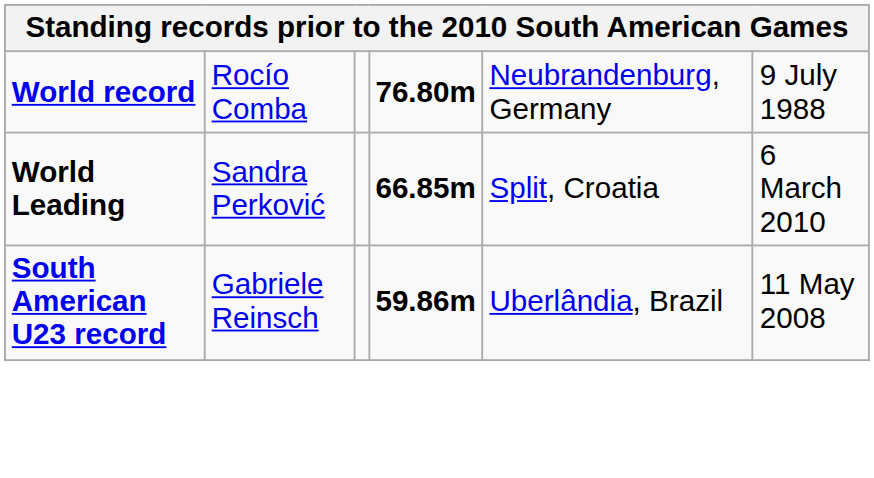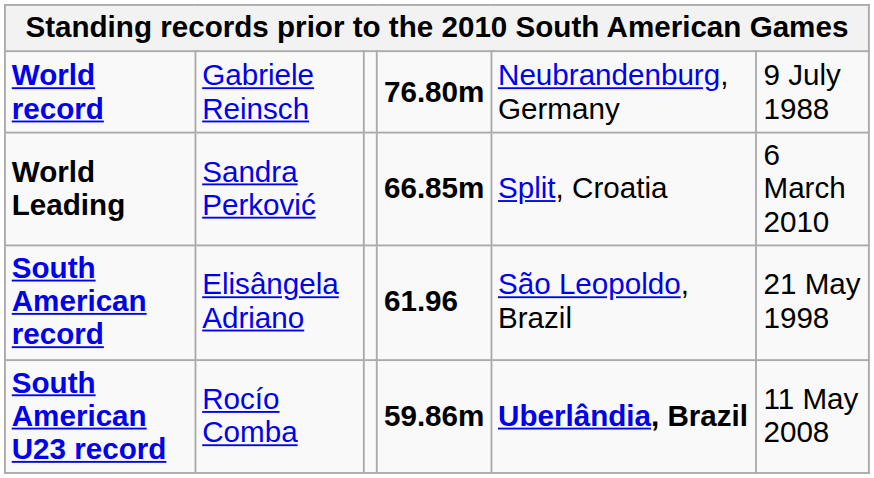(259, 91) Rocío Comba -> (258, 91) Gabriele Reinsch
+ row: (79, 302)
(268, 302) Gabriele Reinsch -> (250, 415) Rocío Comba
(606, 302) normal -> (623, 415) bold
